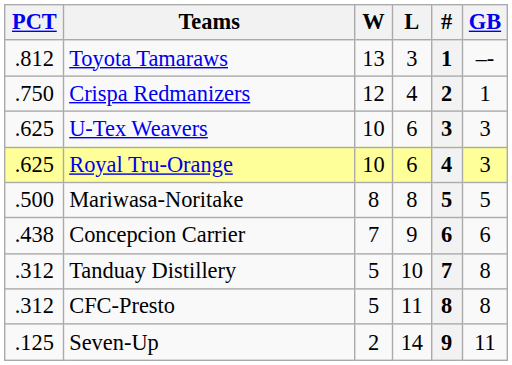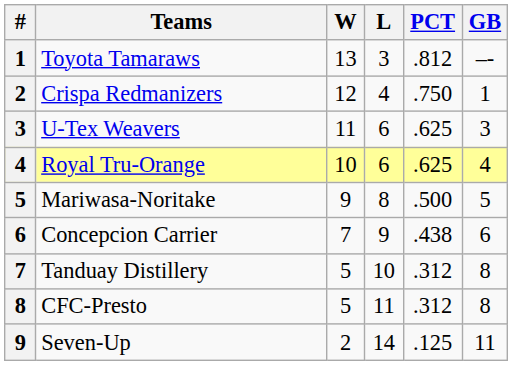columns swapped: (447, 22) <-> (34, 22)
(374, 128) 10 -> (346, 128) 11
(485, 164) 3 -> (485, 164) 4
(374, 199) 8 -> (346, 199) 9
